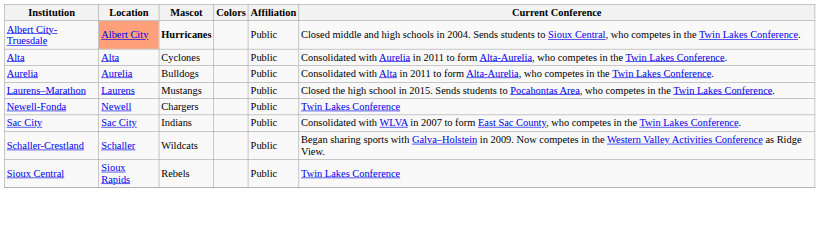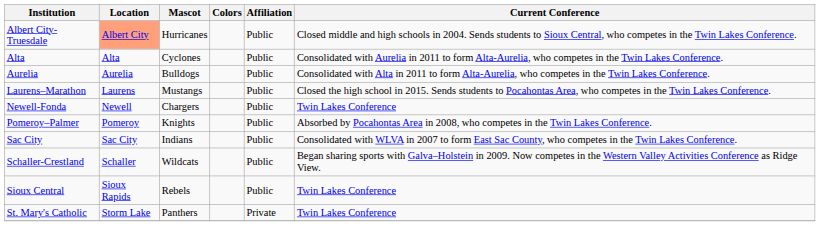(186, 35) bold -> (185, 35) normal
+ row: (43, 123)
+ row: (47, 212)
